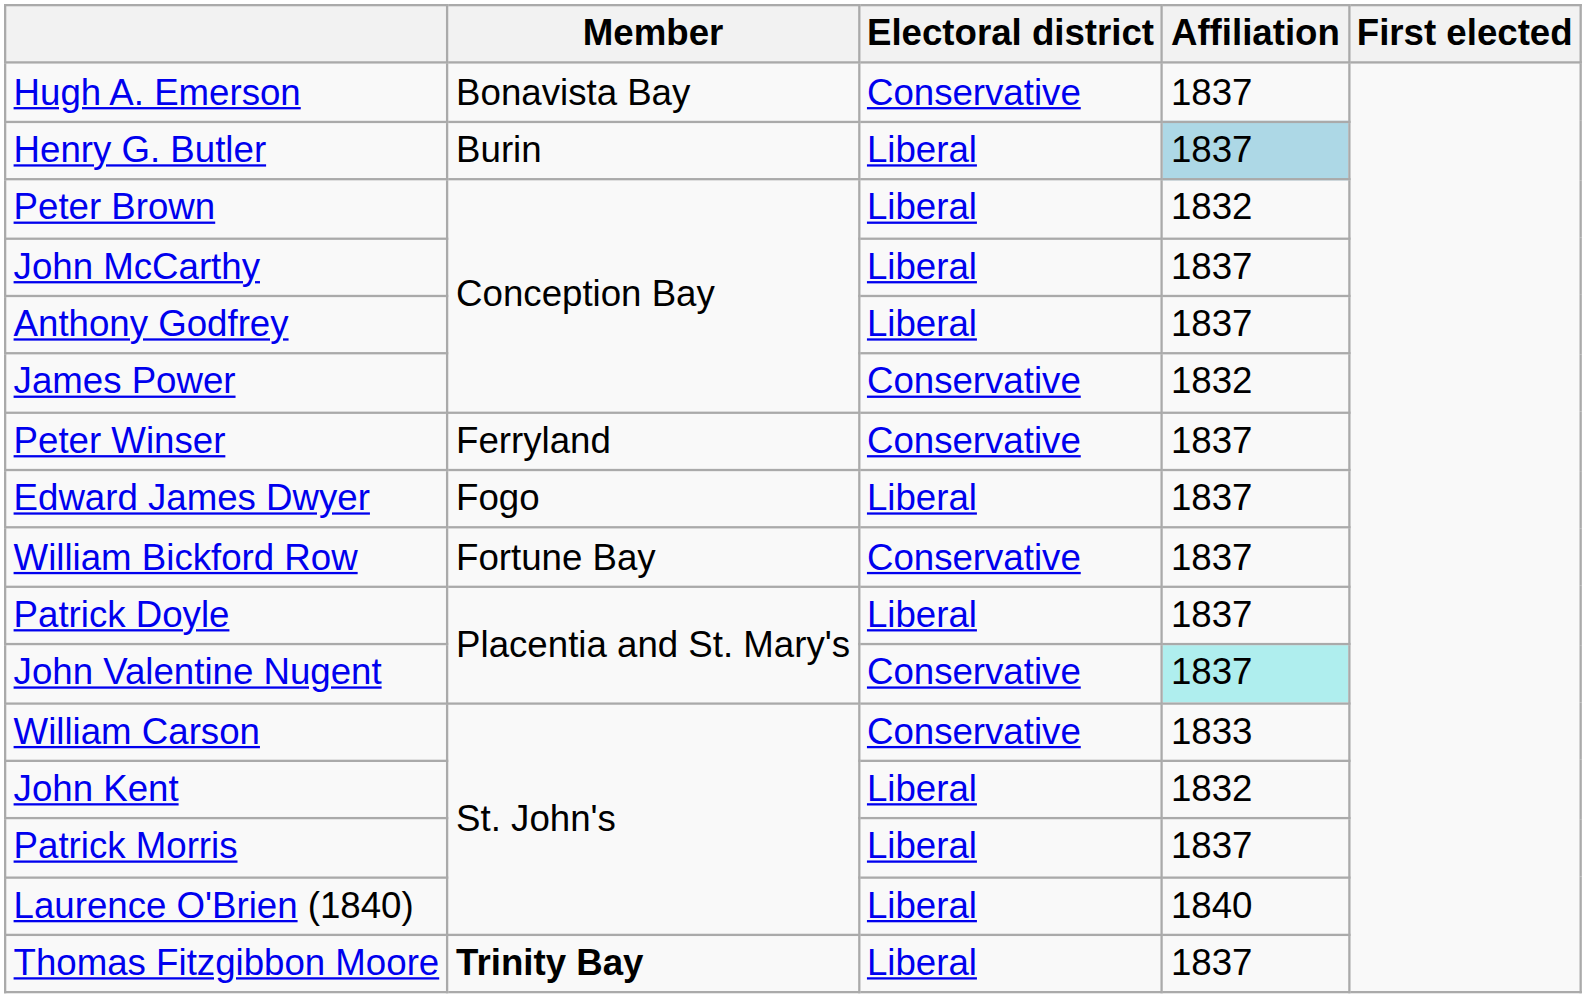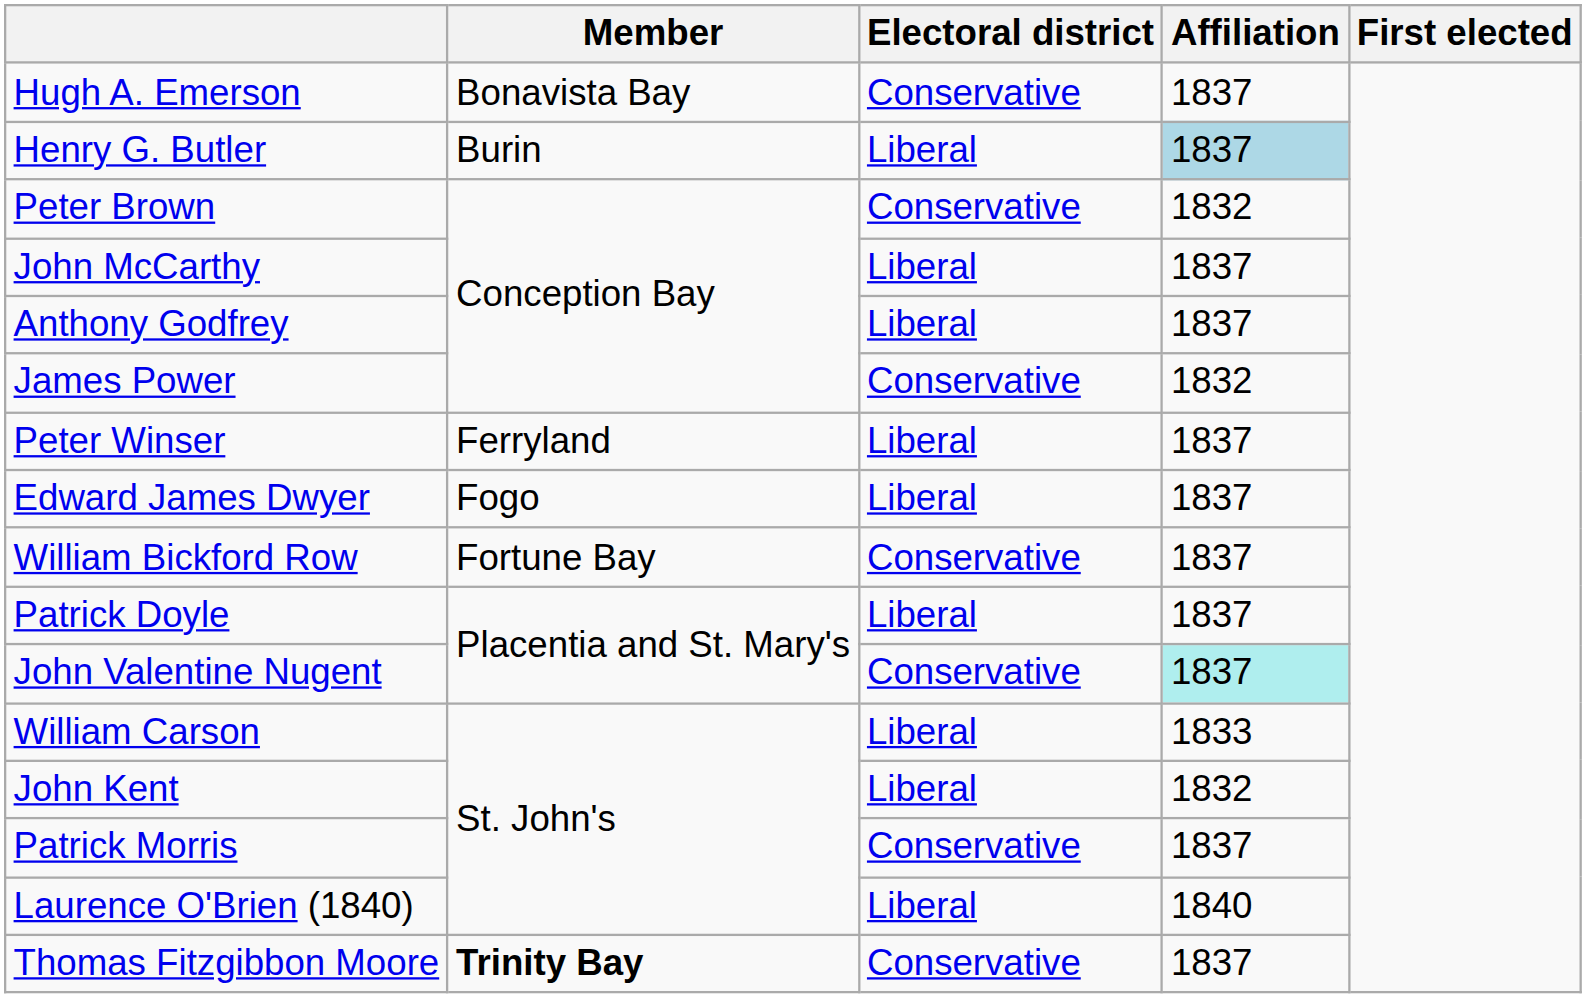(922, 207) Liberal -> (974, 207) Conservative
(974, 440) Conservative -> (922, 440) Liberal
(974, 730) Conservative -> (922, 730) Liberal
(922, 847) Liberal -> (974, 847) Conservative
(922, 963) Liberal -> (974, 963) Conservative
